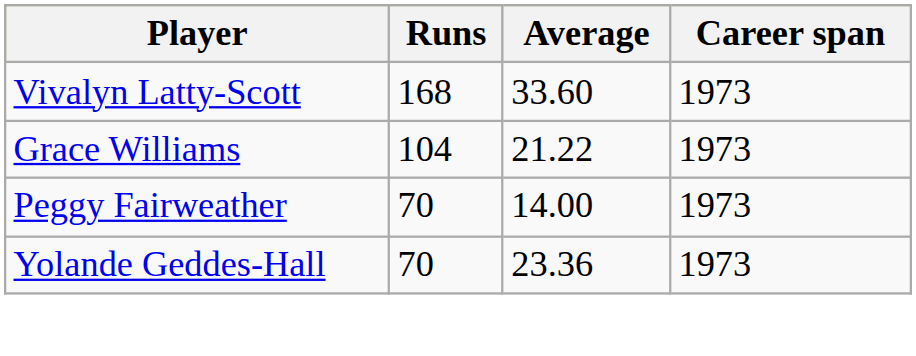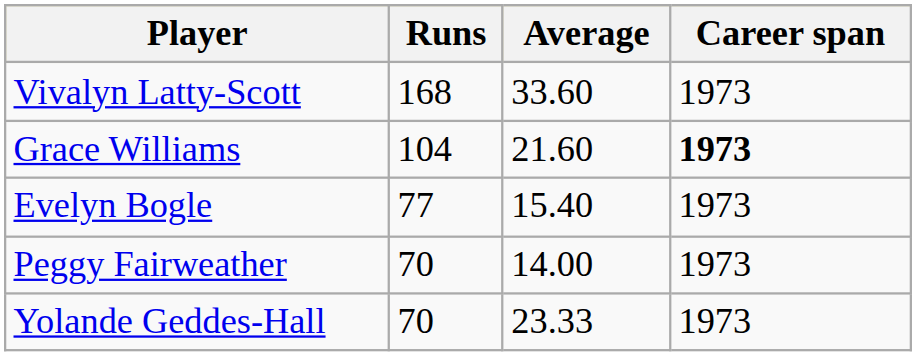(552, 148) 21.22 -> (552, 148) 21.60
(715, 148) normal -> (715, 148) bold
+ row: (113, 206)
(552, 263) 23.36 -> (552, 321) 23.33
